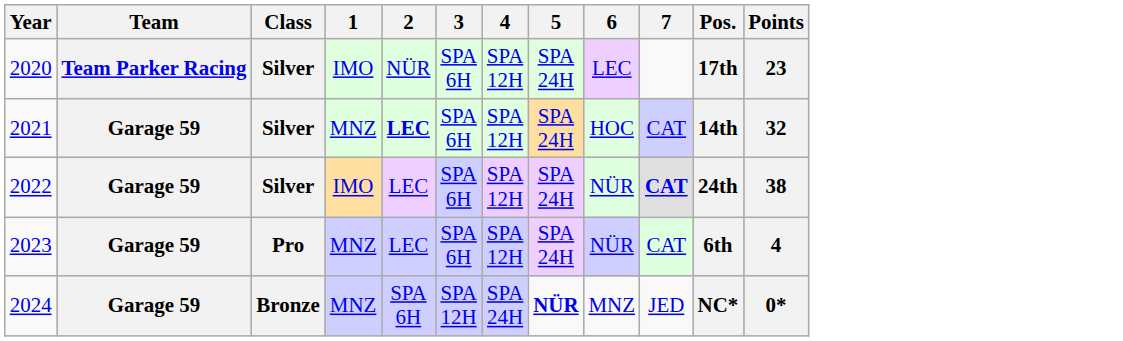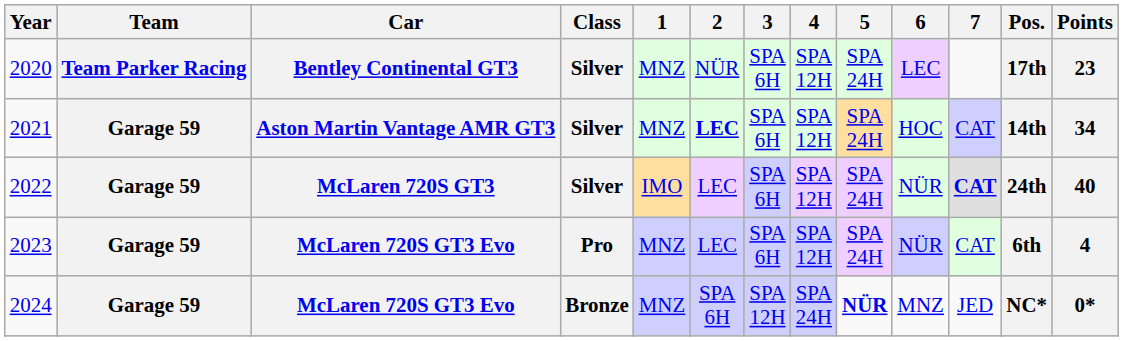+ column: (406, 21)
(353, 68) IMO -> (662, 68) MNZ
(776, 127) 32 -> (1085, 127) 34
(776, 186) 38 -> (1085, 186) 40
